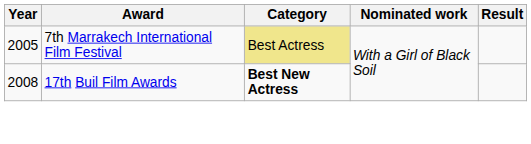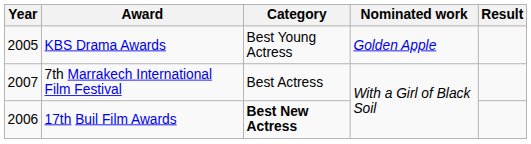+ row: (105, 44)
(23, 44) 2005 -> (23, 82) 2007
(286, 44) khaki background -> (285, 82) no background
(23, 82) 2008 -> (23, 119) 2006
